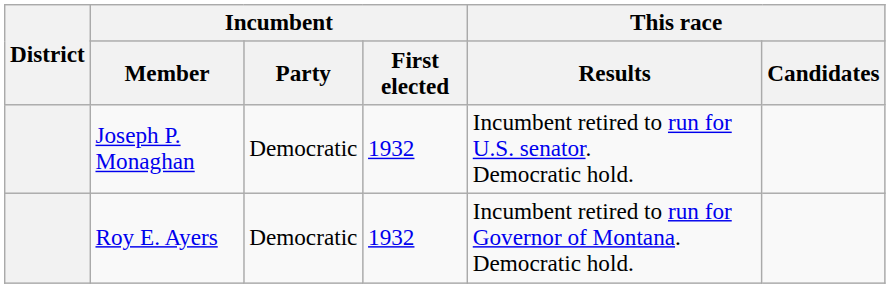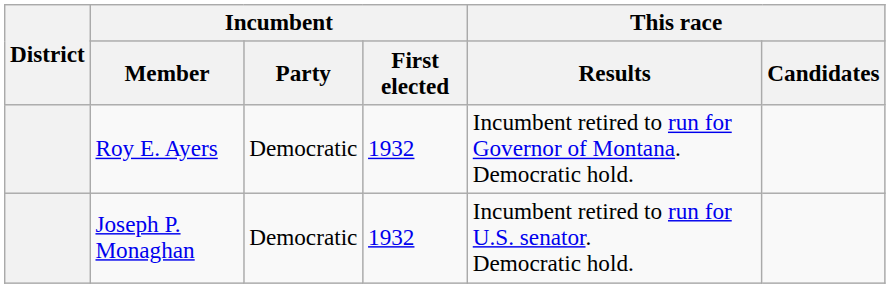rows swapped: (145, 148) <-> (157, 237)
